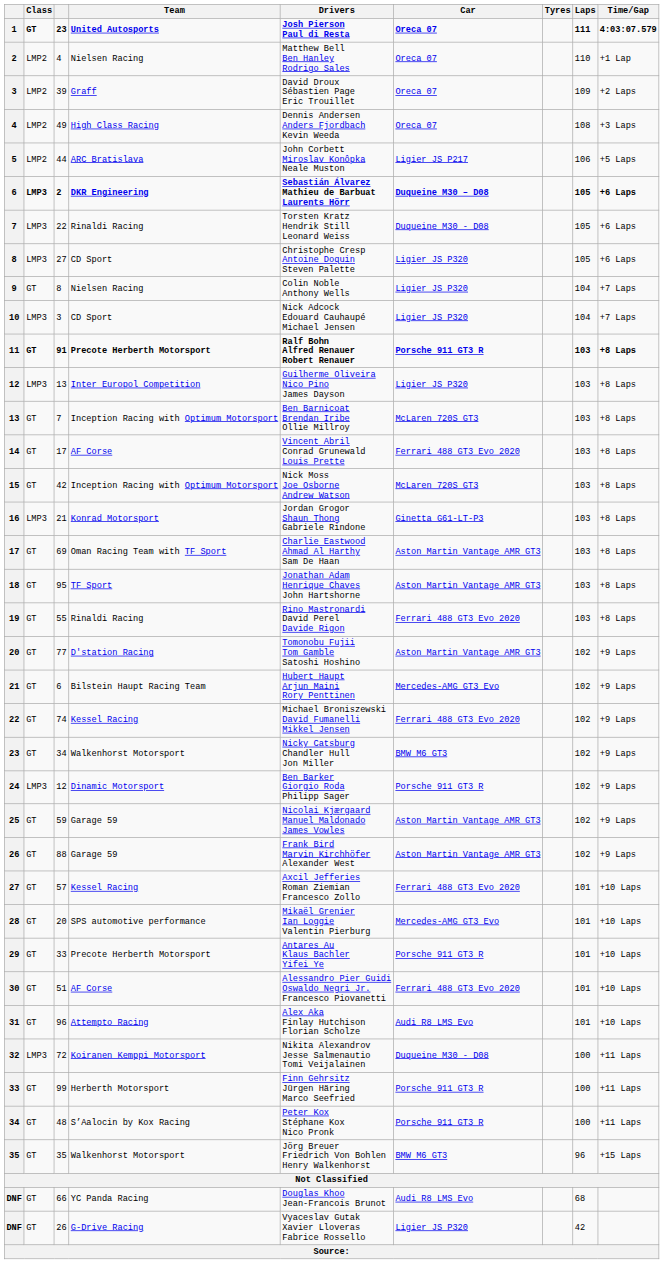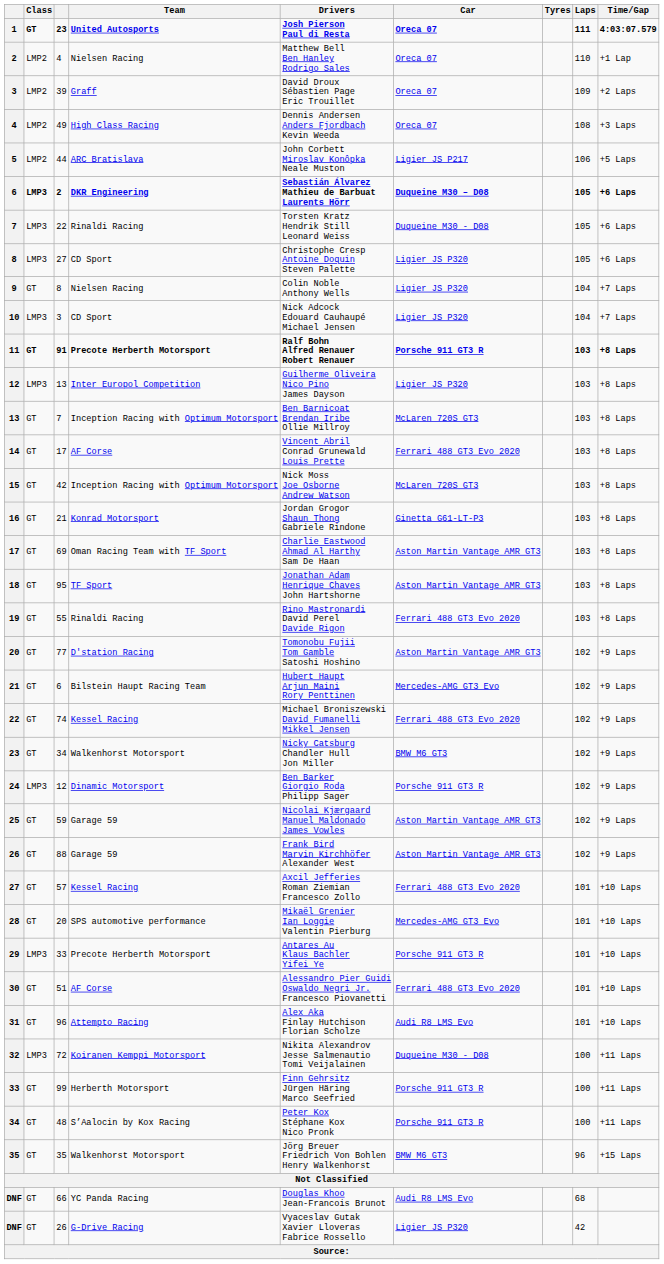(37, 519) LMP3 -> (31, 519) GT
(31, 955) GT -> (37, 955) LMP3
